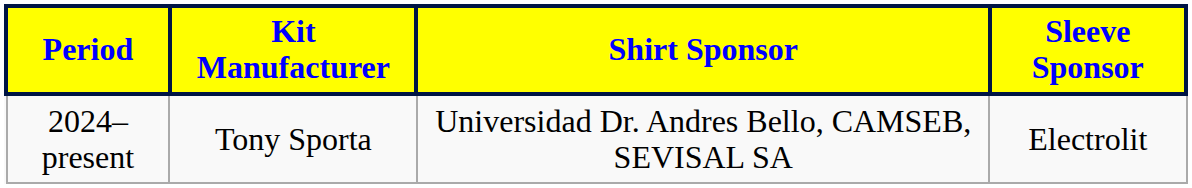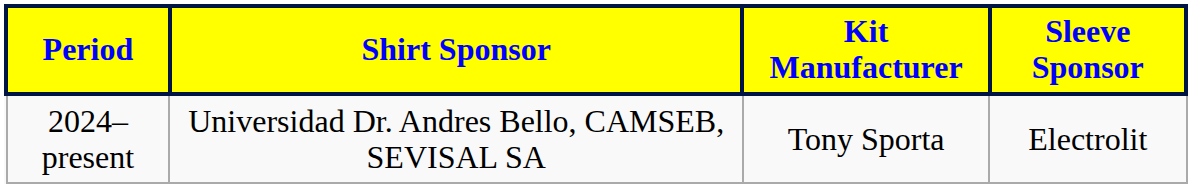columns swapped: (293, 49) <-> (703, 49)
